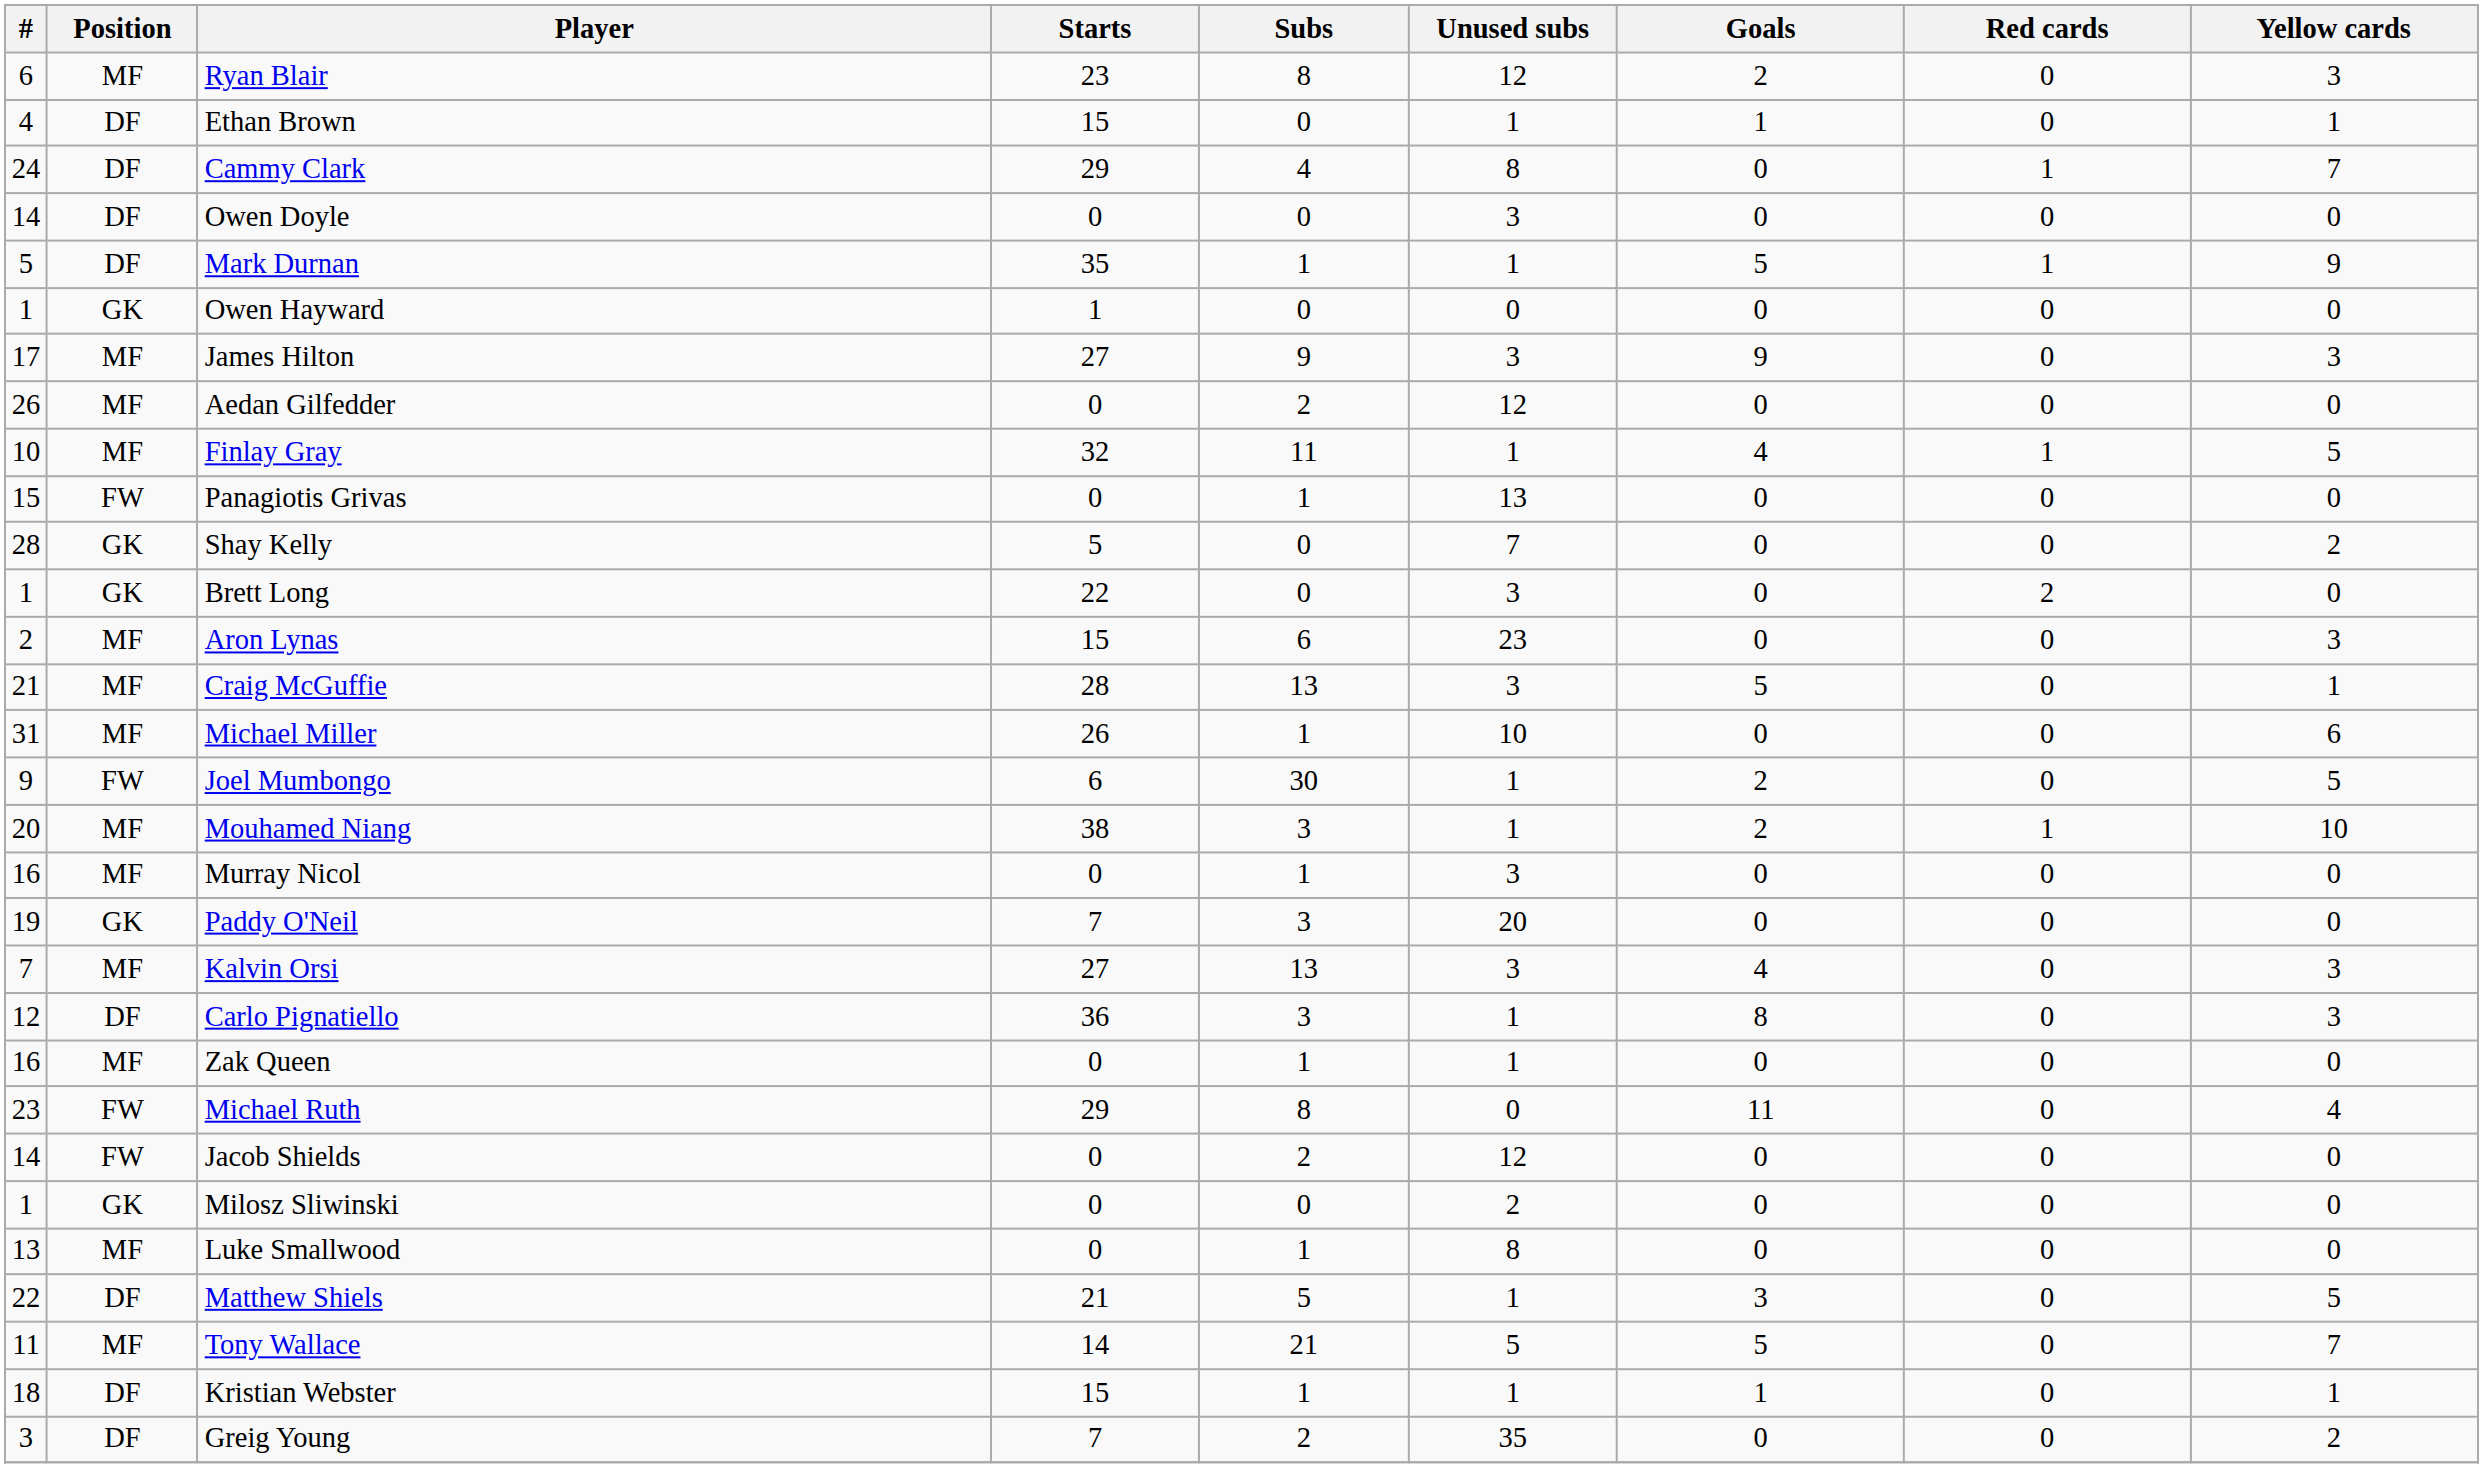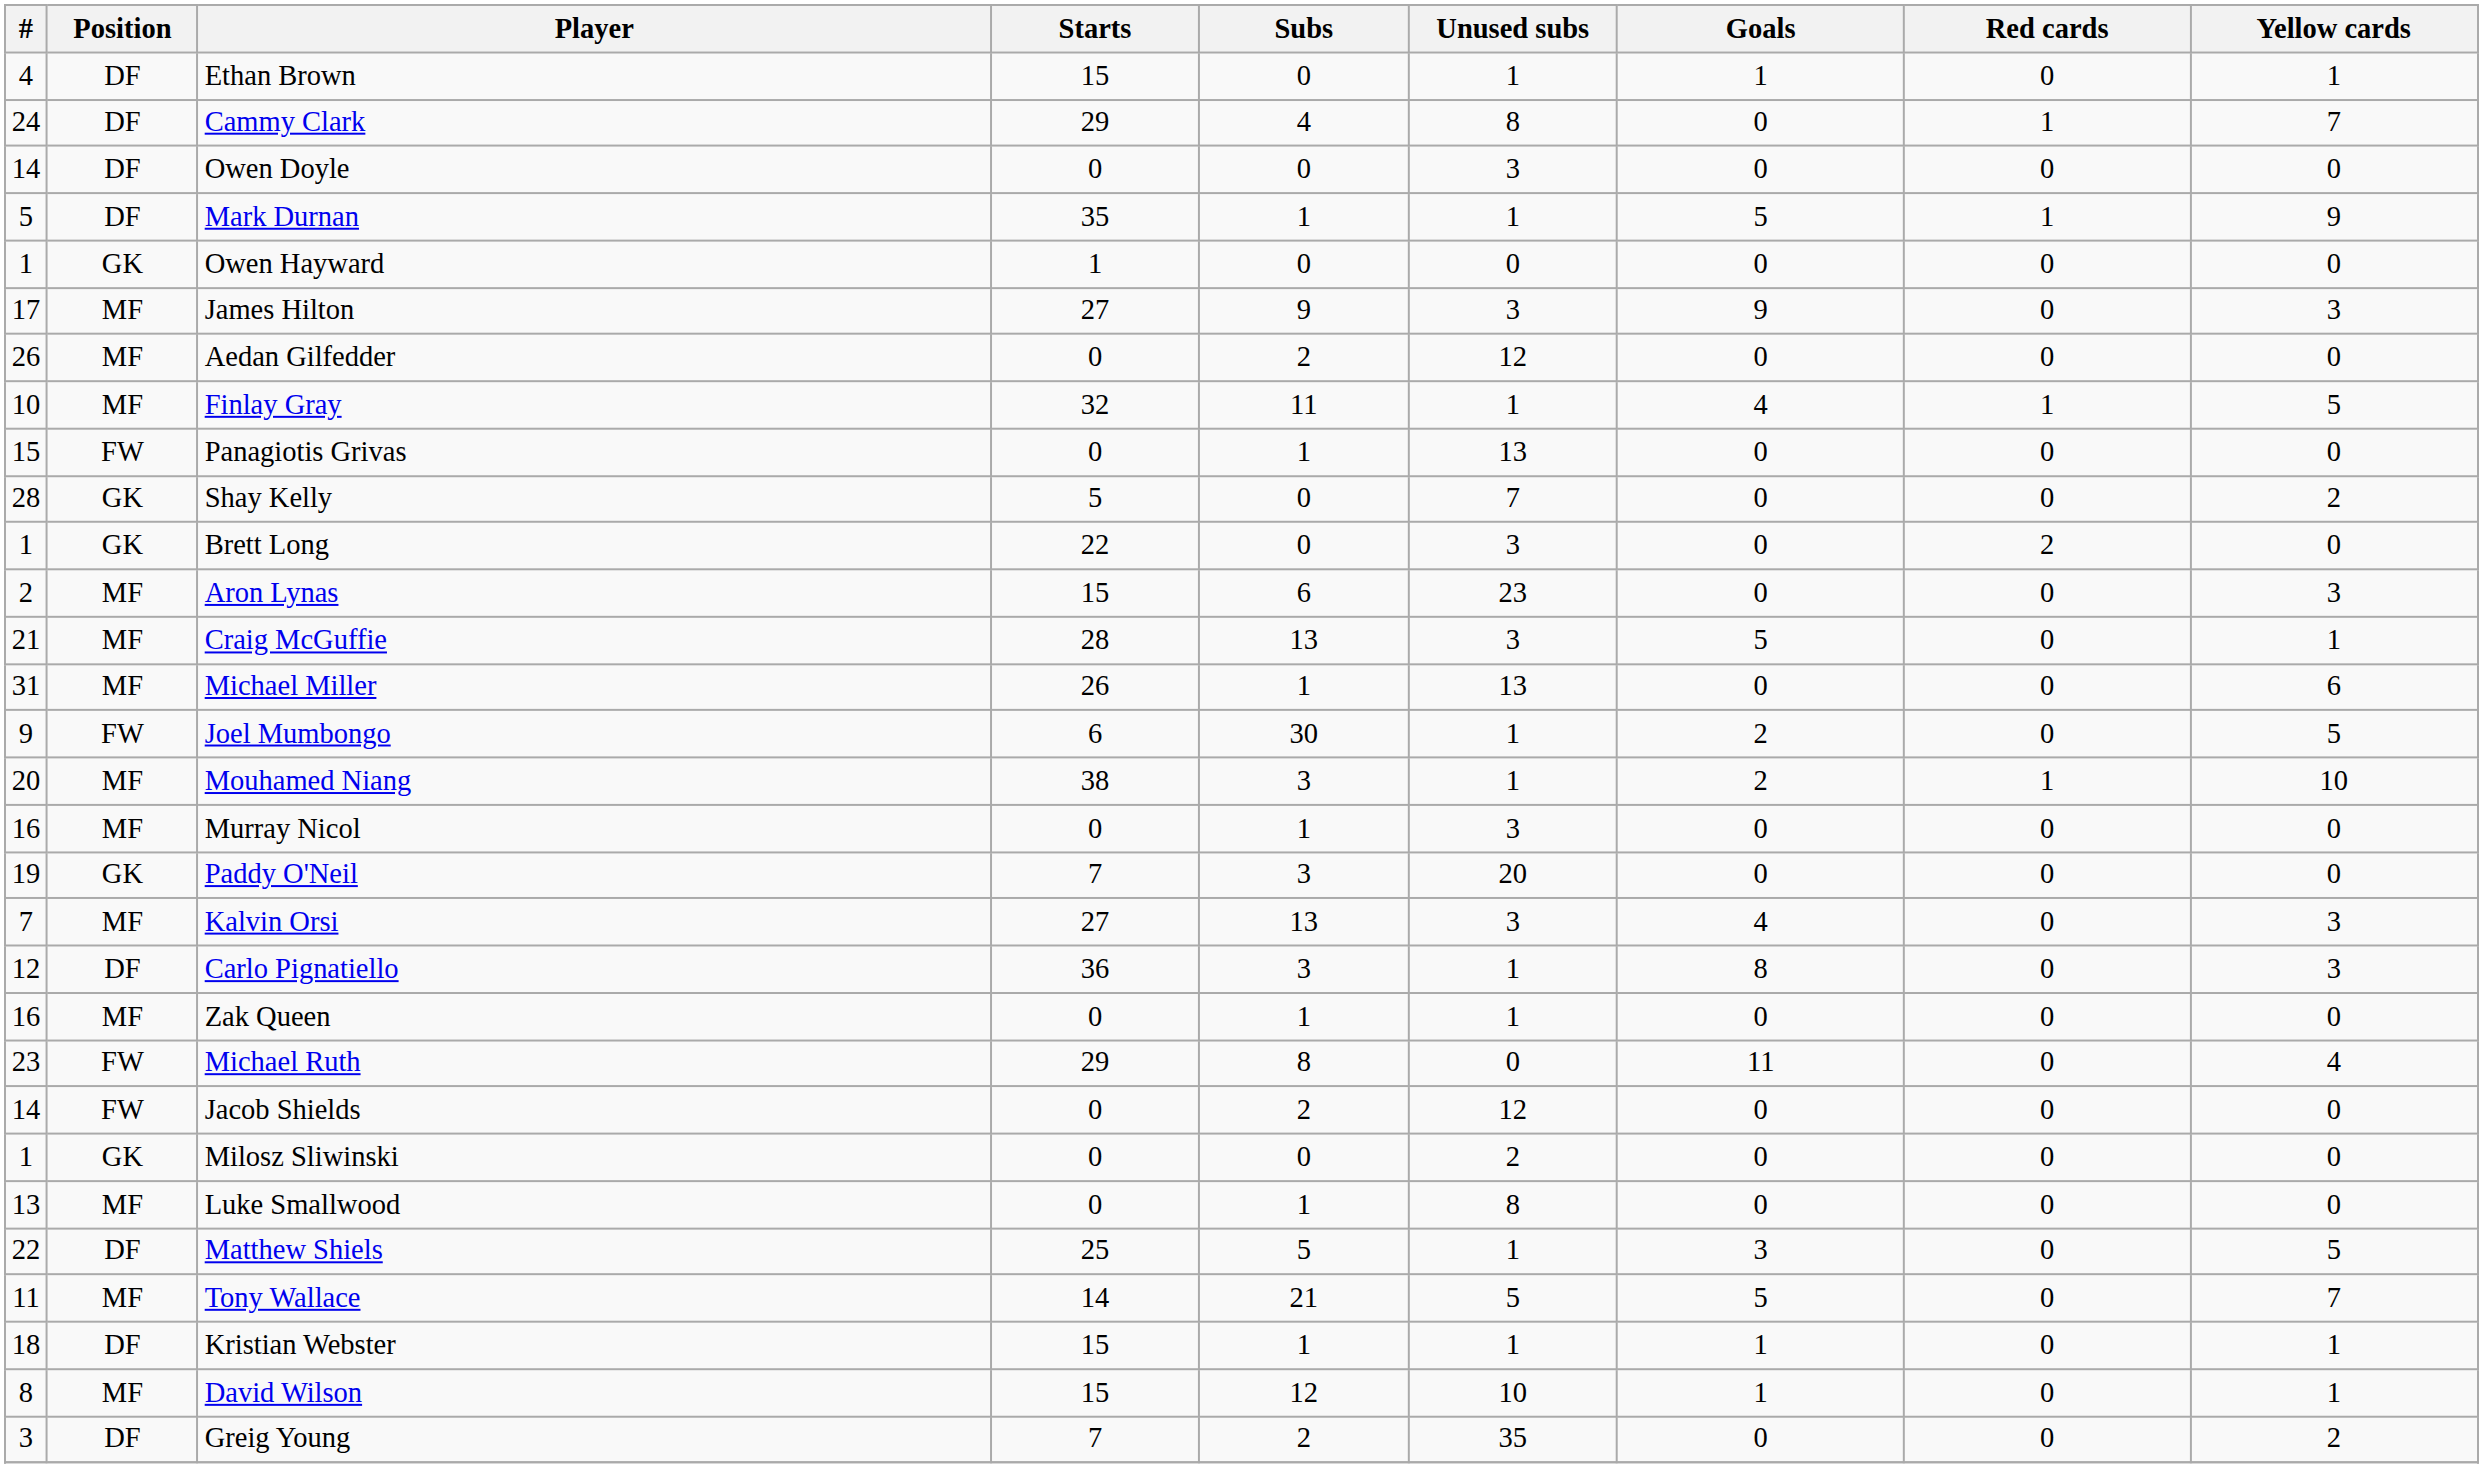- row: (266, 75)
(1513, 733) 10 -> (1513, 686) 13
(1095, 1298) 21 -> (1095, 1251) 25
+ row: (283, 1392)
